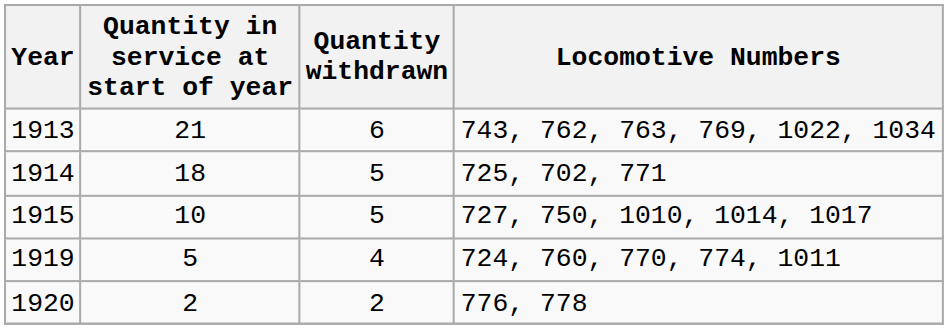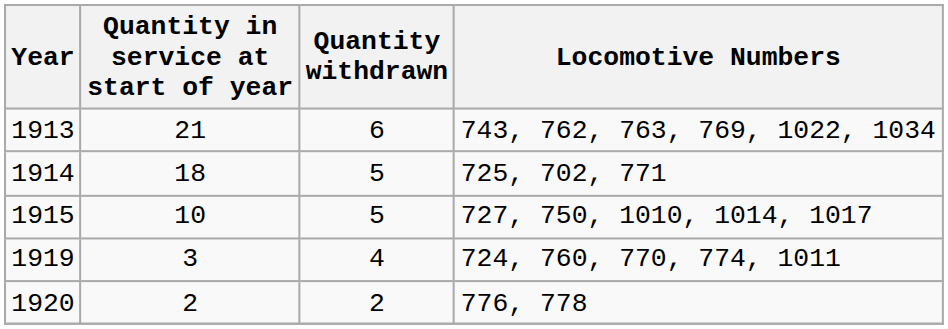(190, 259) 5 -> (190, 259) 3
